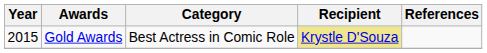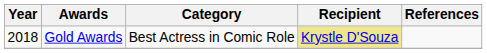(23, 37) 2015 -> (23, 37) 2018
